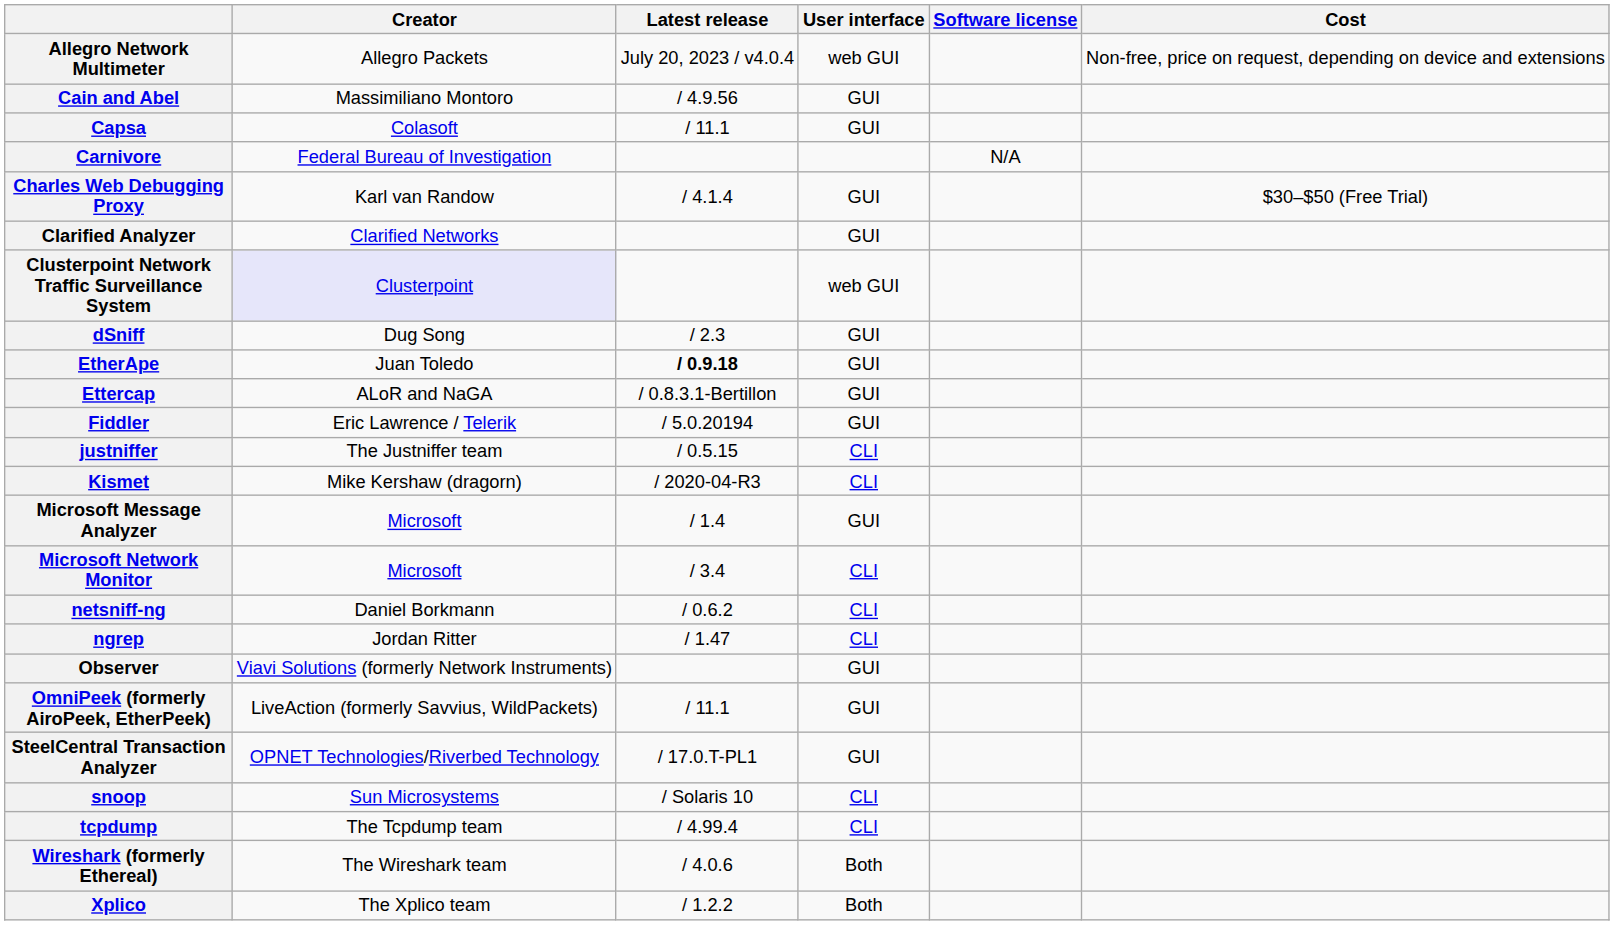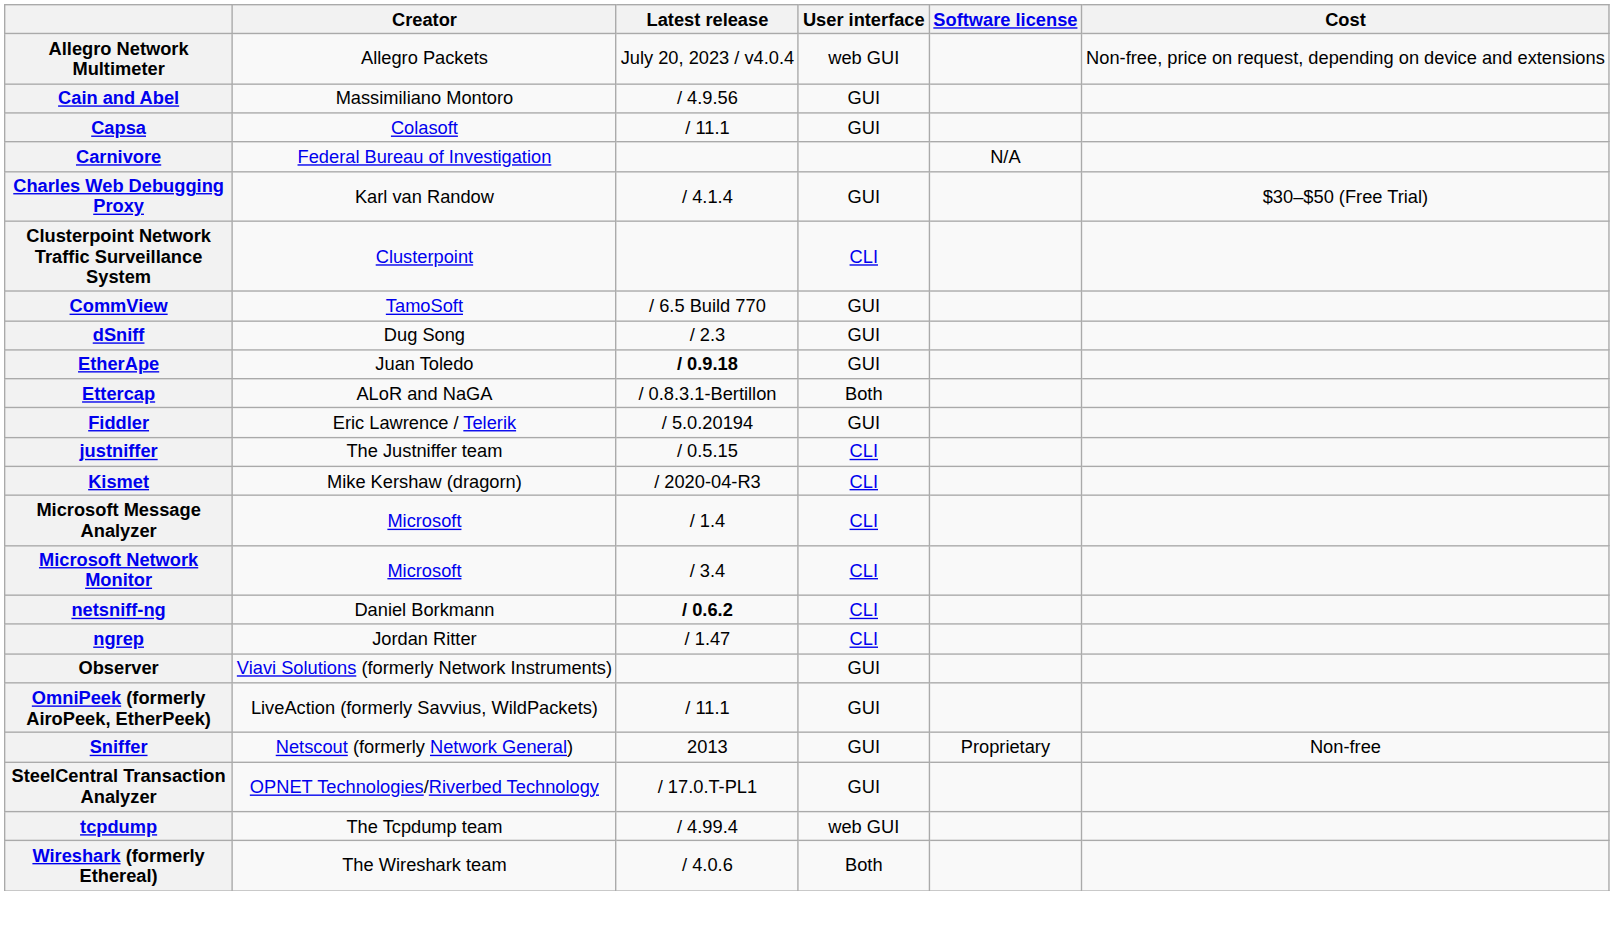- row: (119, 236)
(424, 286) lavender background -> (424, 256) no background
(864, 286) web GUI -> (864, 256) CLI
+ row: (119, 306)
(864, 394) GUI -> (864, 394) Both
(864, 521) GUI -> (864, 521) CLI
(707, 610) normal -> (707, 610) bold
+ row: (119, 747)
- row: (119, 797)
(864, 826) CLI -> (864, 826) web GUI
- row: (119, 905)
